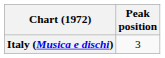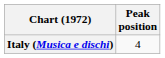(138, 44) 3 -> (138, 44) 4
